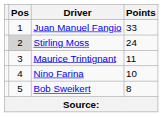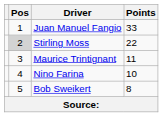(131, 43) 24 -> (131, 43) 22
